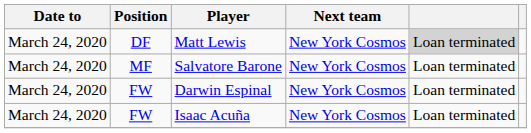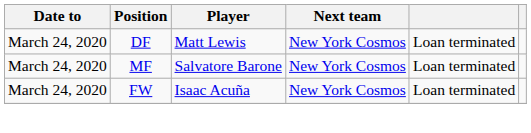(464, 41) lightgrey background -> (464, 41) no background
- row: (223, 90)
